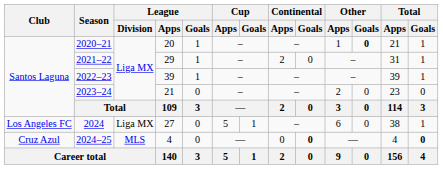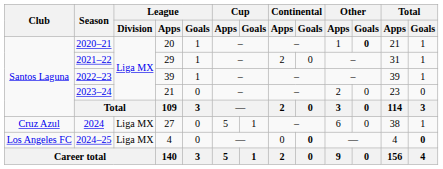(39, 124) Los Angeles FC -> (39, 124) Cruz Azul
(39, 140) Cruz Azul -> (39, 140) Los Angeles FC
(135, 140) MLS -> (135, 140) Liga MX
